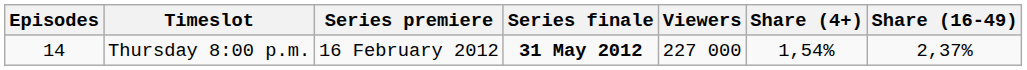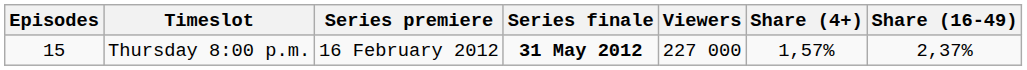(54, 50) 14 -> (54, 50) 15
(806, 50) 1,54% -> (806, 50) 1,57%
